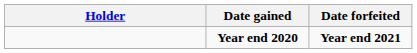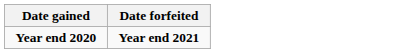- column: (105, 15)
